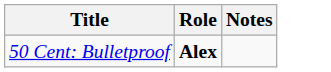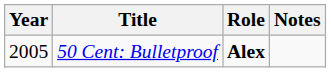+ column: (29, 19)
